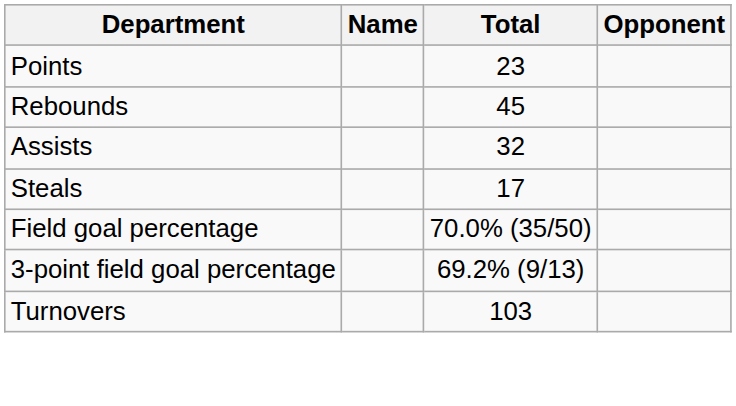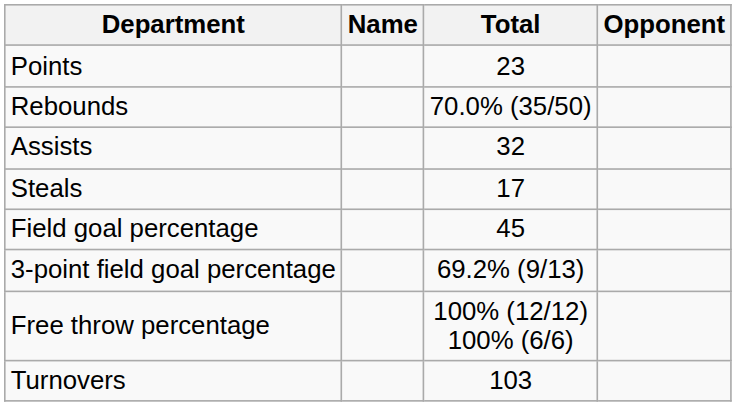(511, 106) 45 -> (511, 106) 70.0% (35/50)
(511, 229) 70.0% (35/50) -> (511, 229) 45
+ row: (140, 325)
